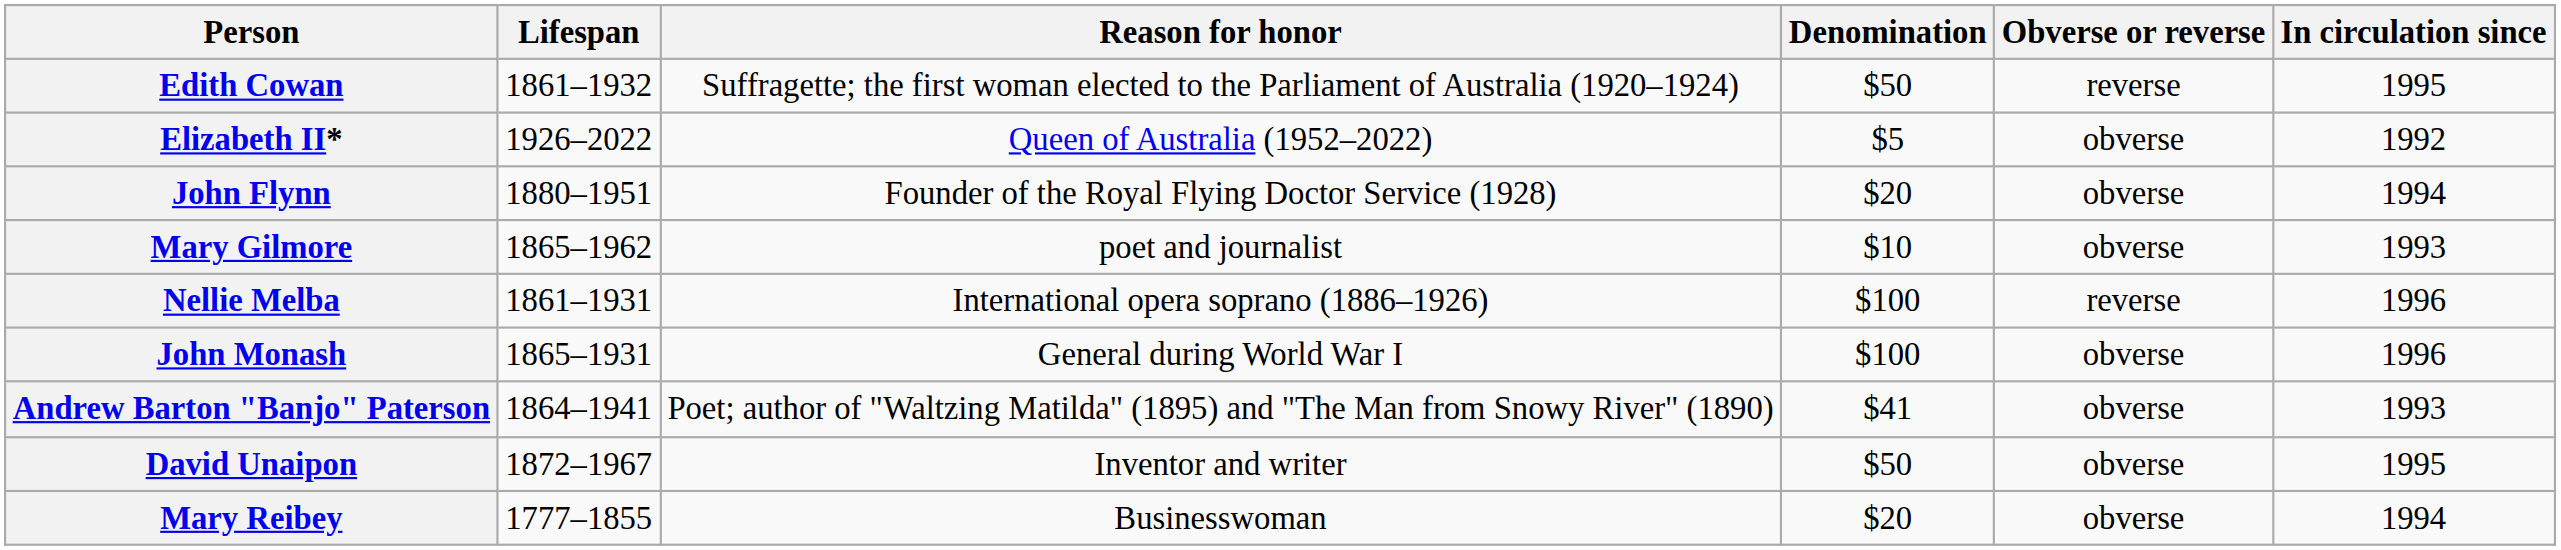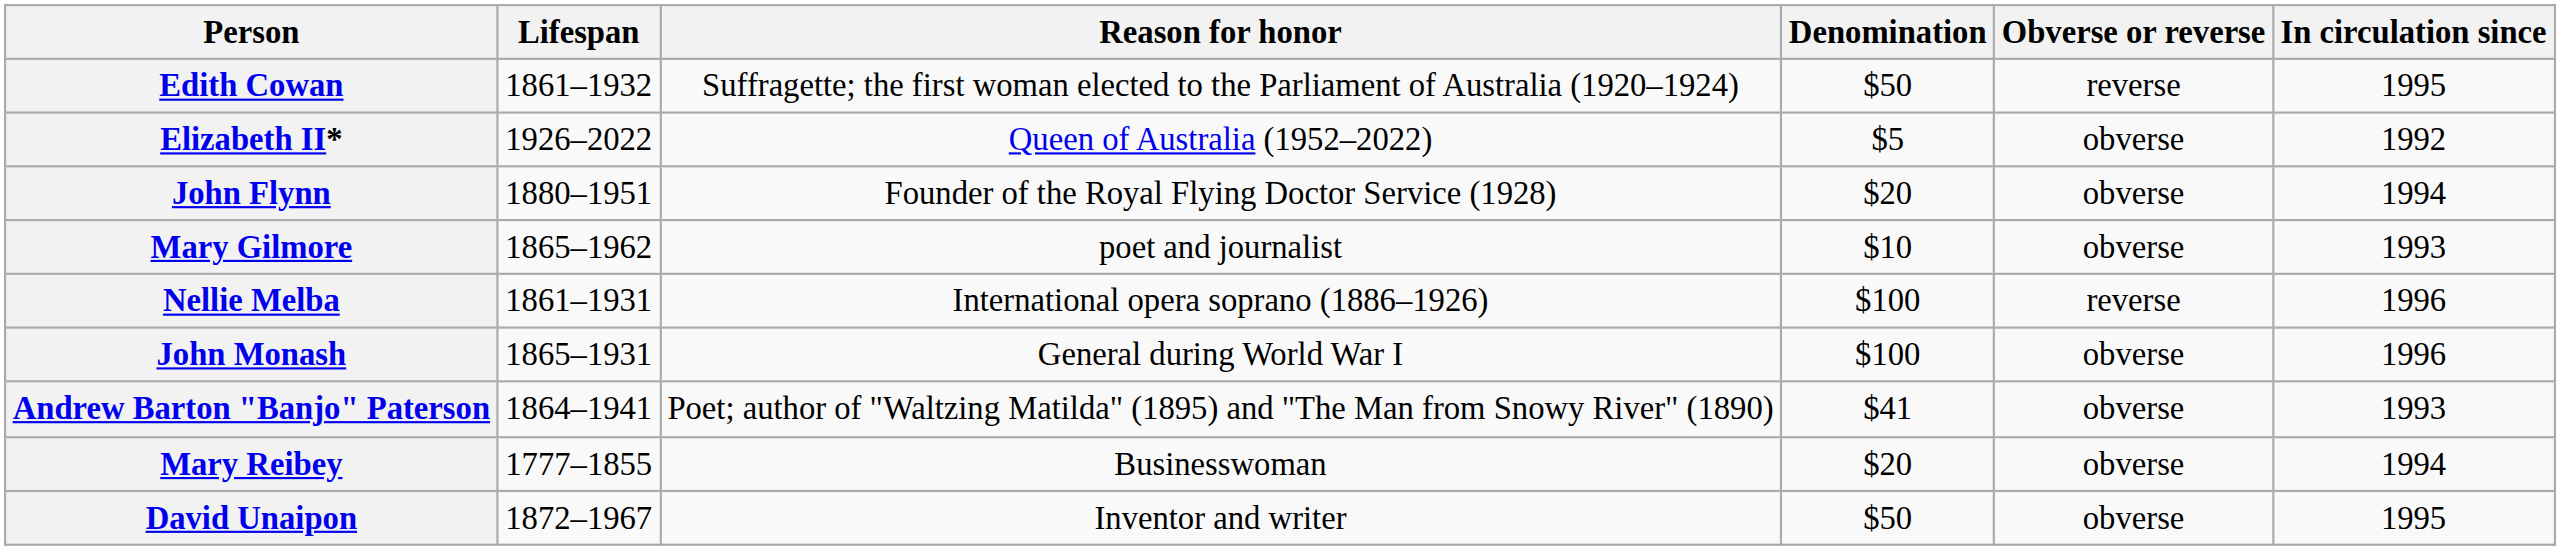rows swapped: (251, 516) <-> (251, 462)
